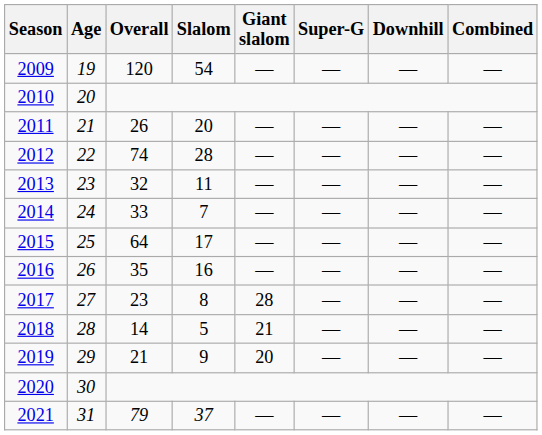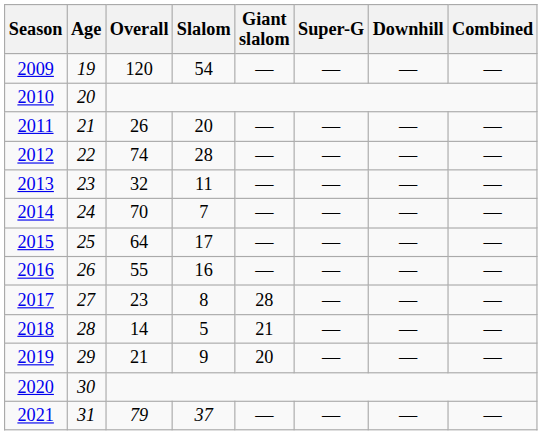(139, 213) 33 -> (139, 213) 70
(139, 270) 35 -> (139, 270) 55
